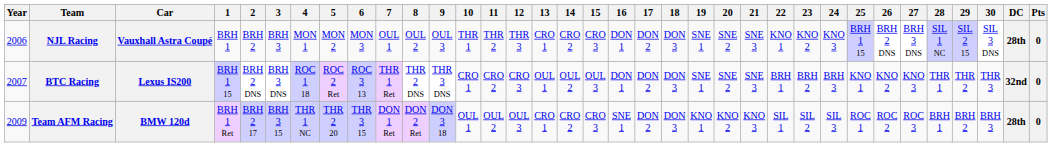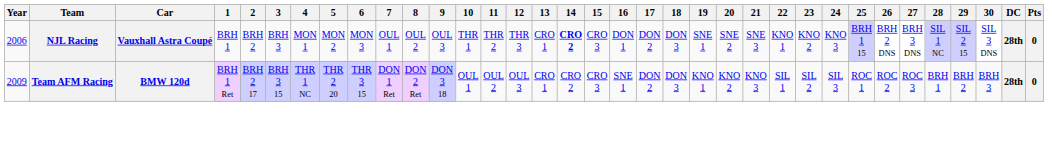(570, 40) normal -> (571, 40) bold
- row: (72, 81)
